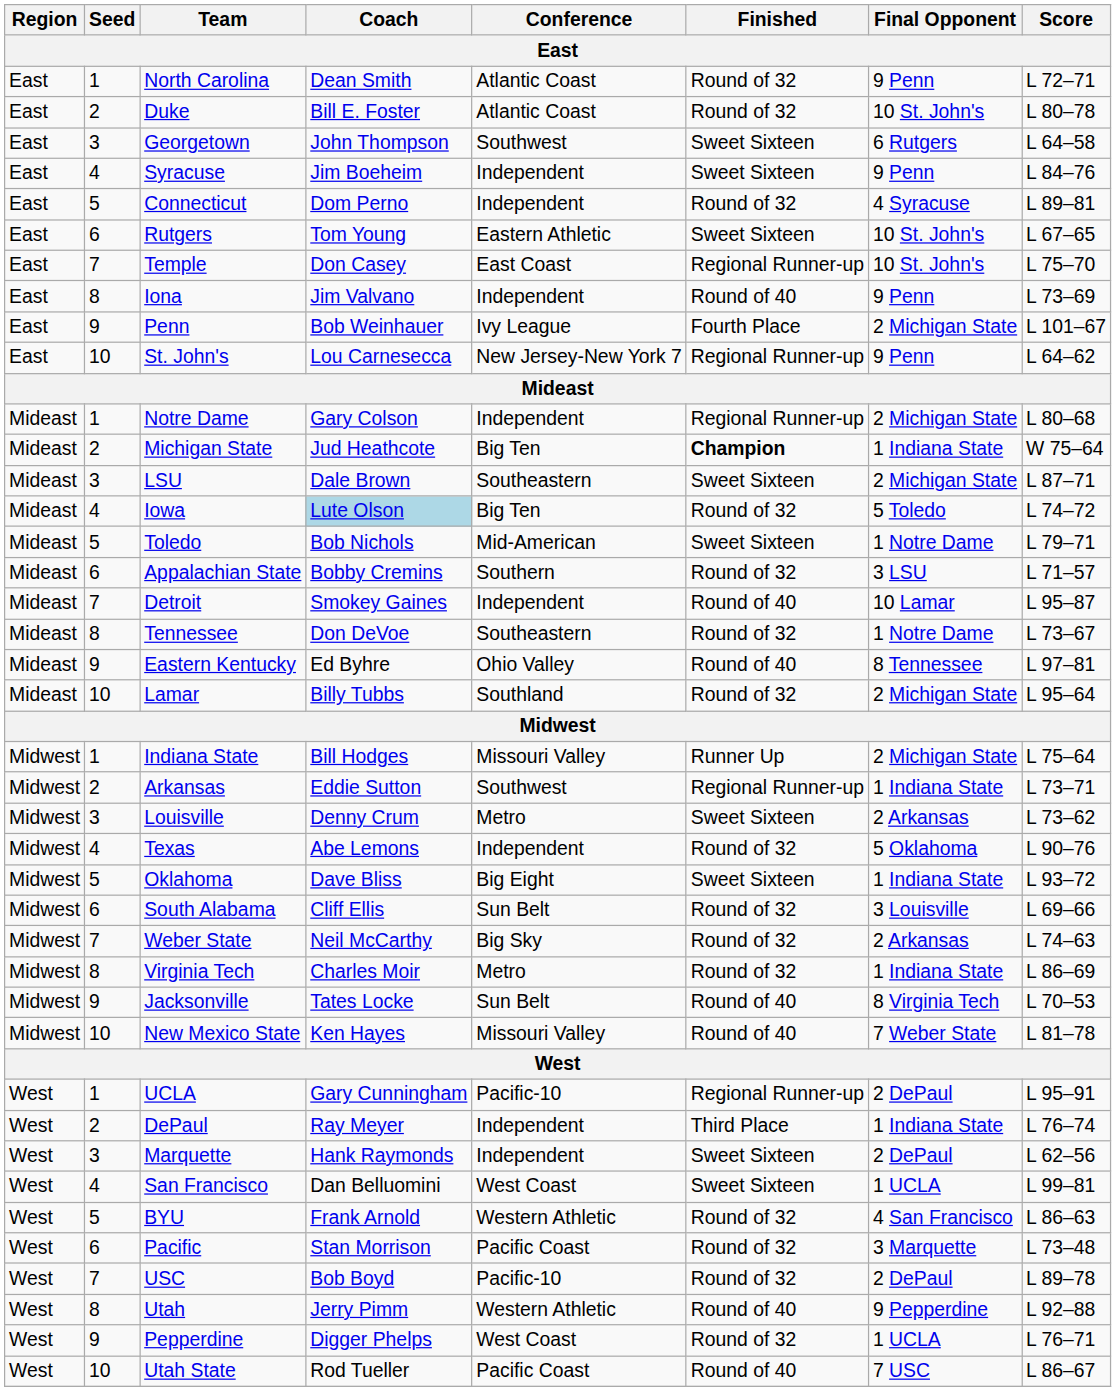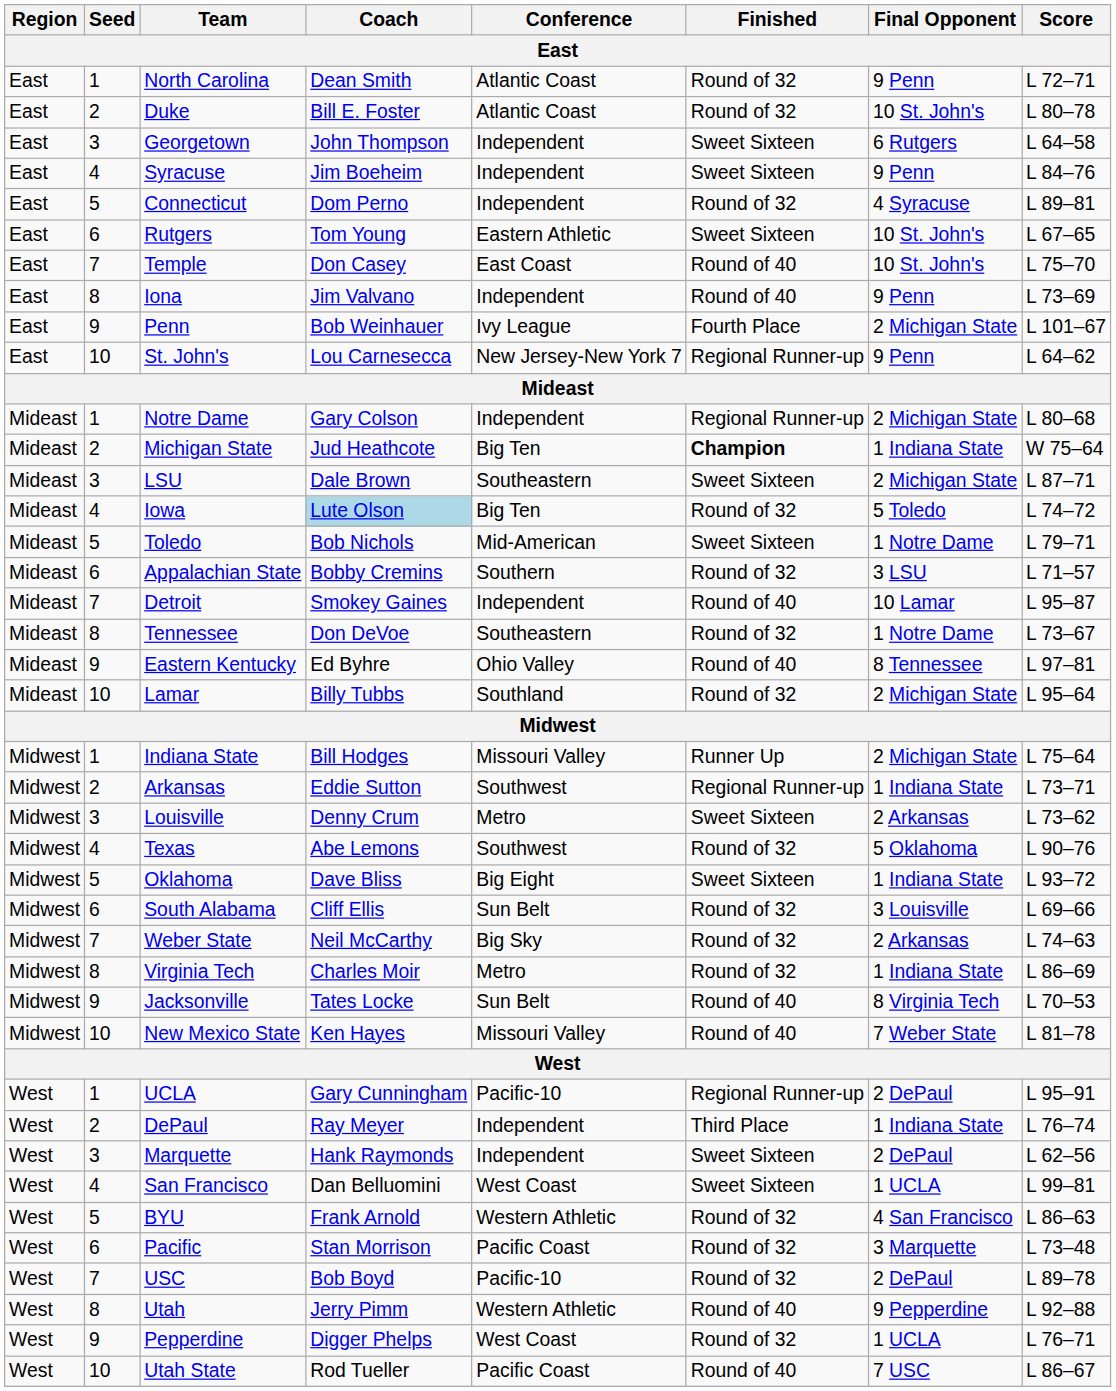(522, 142) Southwest -> (530, 142) Independent
(777, 265) Regional Runner-up -> (743, 265) Round of 40
(530, 848) Independent -> (522, 848) Southwest
